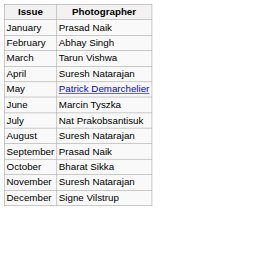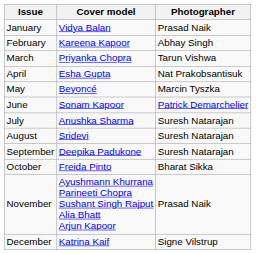+ column: (106, 12)
(97, 74) Suresh Natarajan -> (200, 74) Nat Prakobsantisuk
(104, 89) Patrick Demarchelier -> (189, 89) Marcin Tyszka
(90, 105) Marcin Tyszka -> (203, 105) Patrick Demarchelier
(101, 120) Nat Prakobsantisuk -> (196, 120) Suresh Natarajan
(85, 151) Prasad Naik -> (196, 151) Suresh Natarajan
(97, 182) Suresh Natarajan -> (184, 204) Prasad Naik
